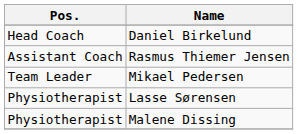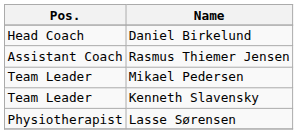+ row: (194, 98)
- row: (182, 119)
